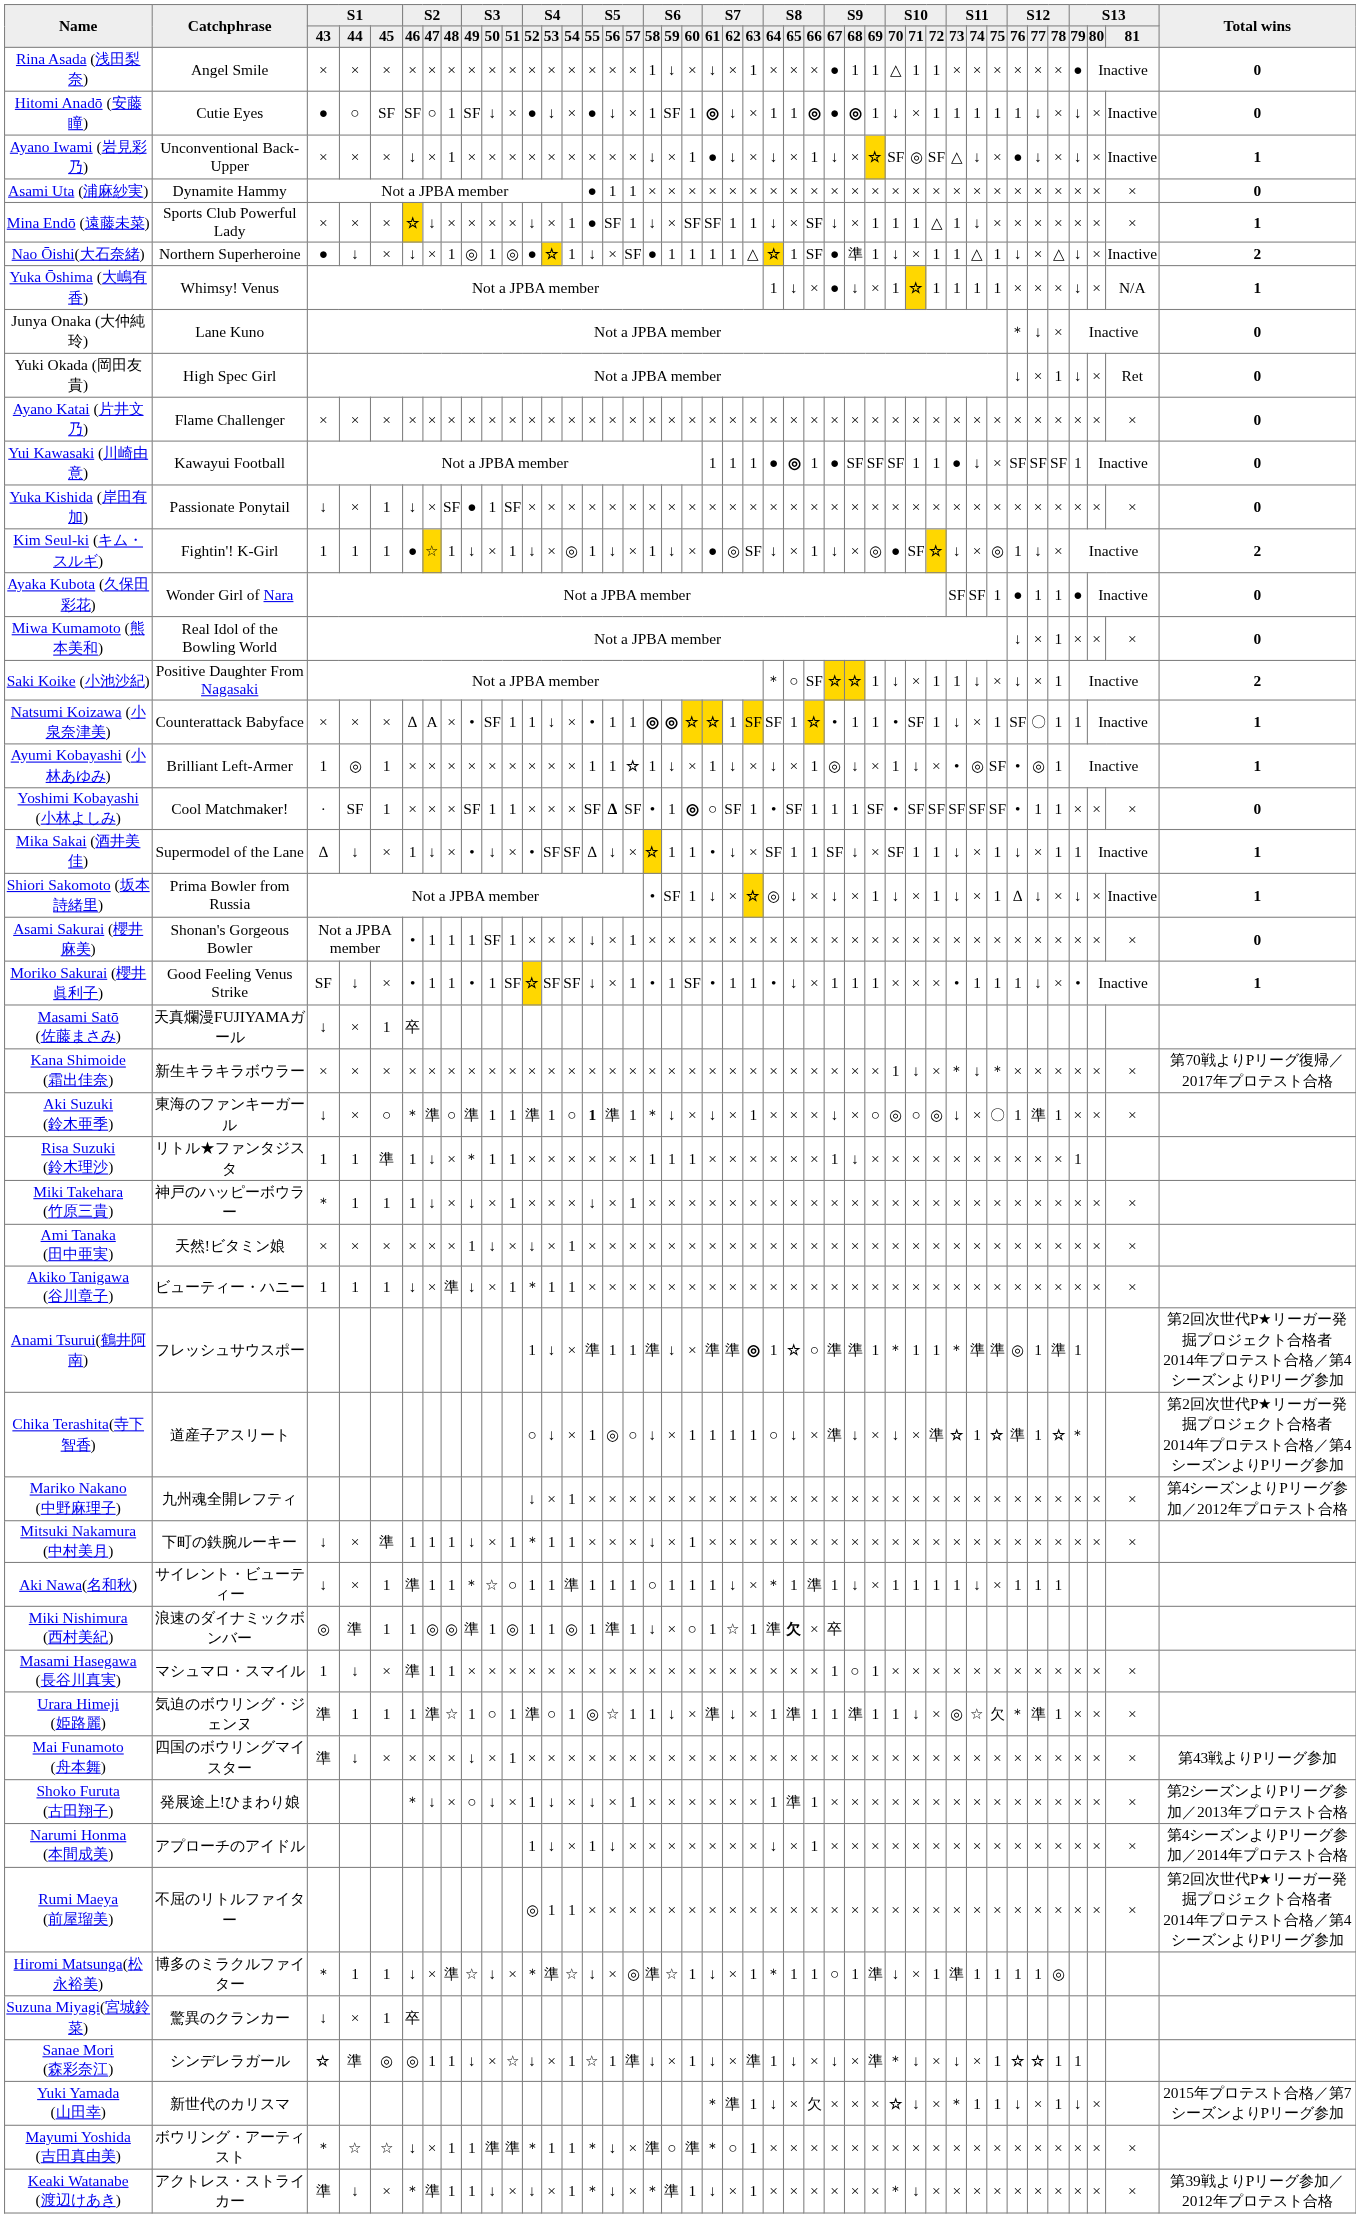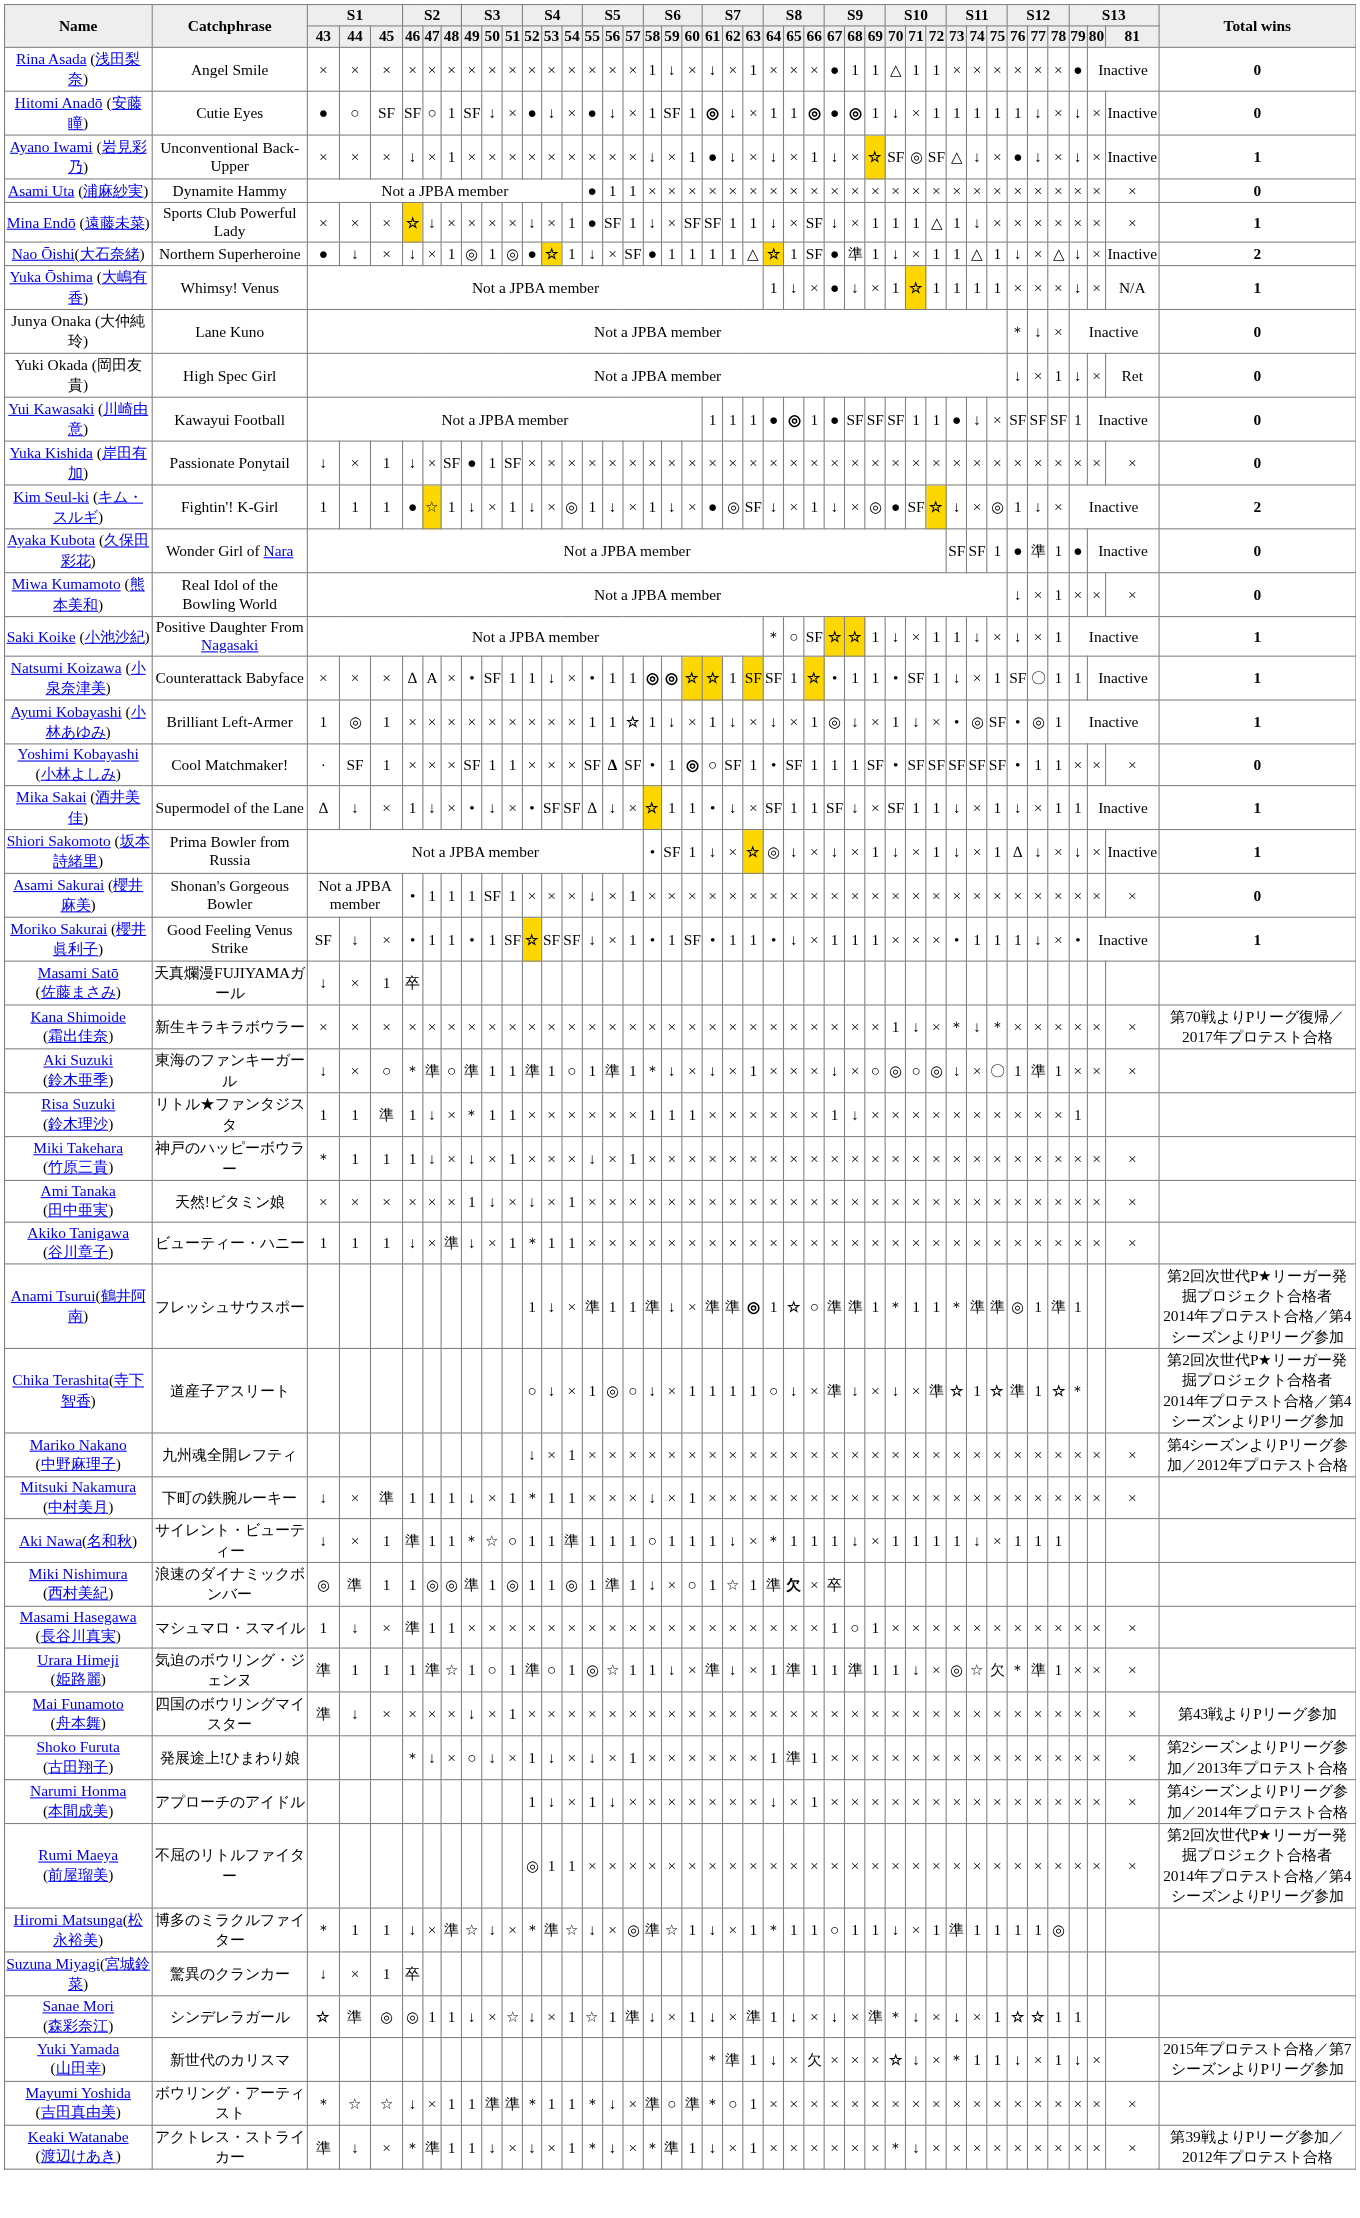- row: (78, 419)
(1038, 594) 1 -> (1038, 550) 準
(1257, 680) 2 -> (1257, 636) 1
(592, 1114) bold -> (592, 1070) normal
(814, 1584) 準 -> (814, 1540) 1
(875, 1973) 準 -> (875, 1929) 1
